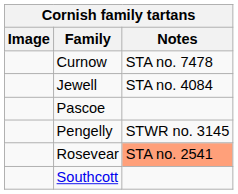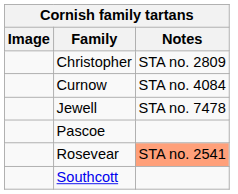+ row: (94, 62)
(169, 62) STA no. 7478 -> (182, 85) STA no. 4084
(169, 85) STA no. 4084 -> (182, 108) STA no. 7478
- row: (85, 131)
